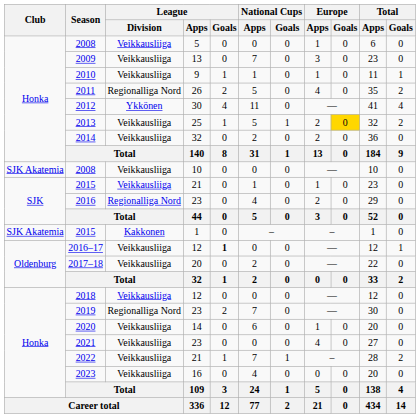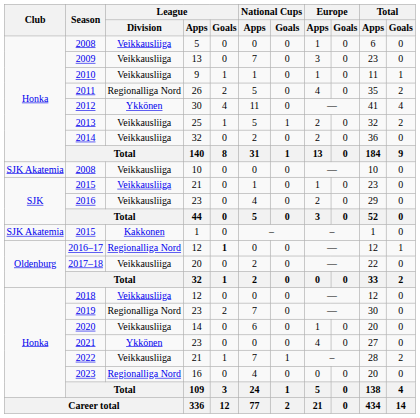(345, 122) gold background -> (345, 122) no background
(144, 201) Regionalliga Nord -> (144, 201) Veikkausliiga
(144, 248) Veikkausliiga -> (144, 248) Regionalliga Nord
(144, 342) Veikkausliiga -> (144, 342) Ykkönen
(144, 374) Veikkausliiga -> (144, 374) Regionalliga Nord
